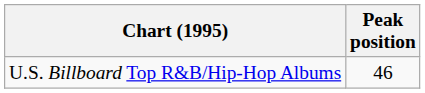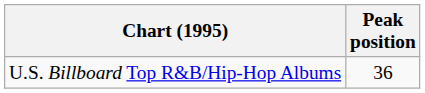(383, 72) 46 -> (383, 72) 36
